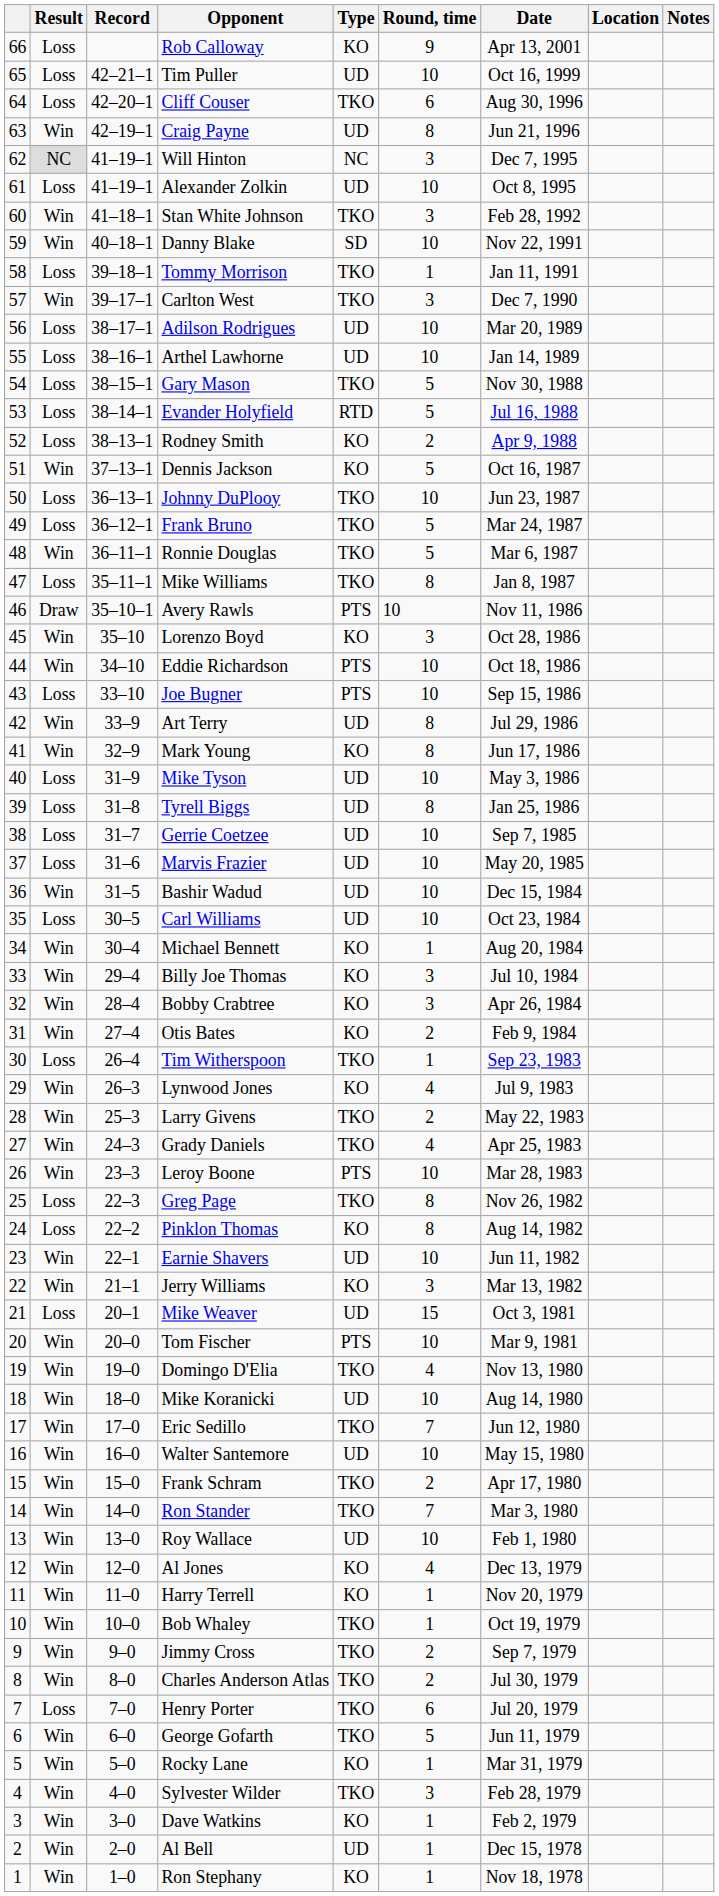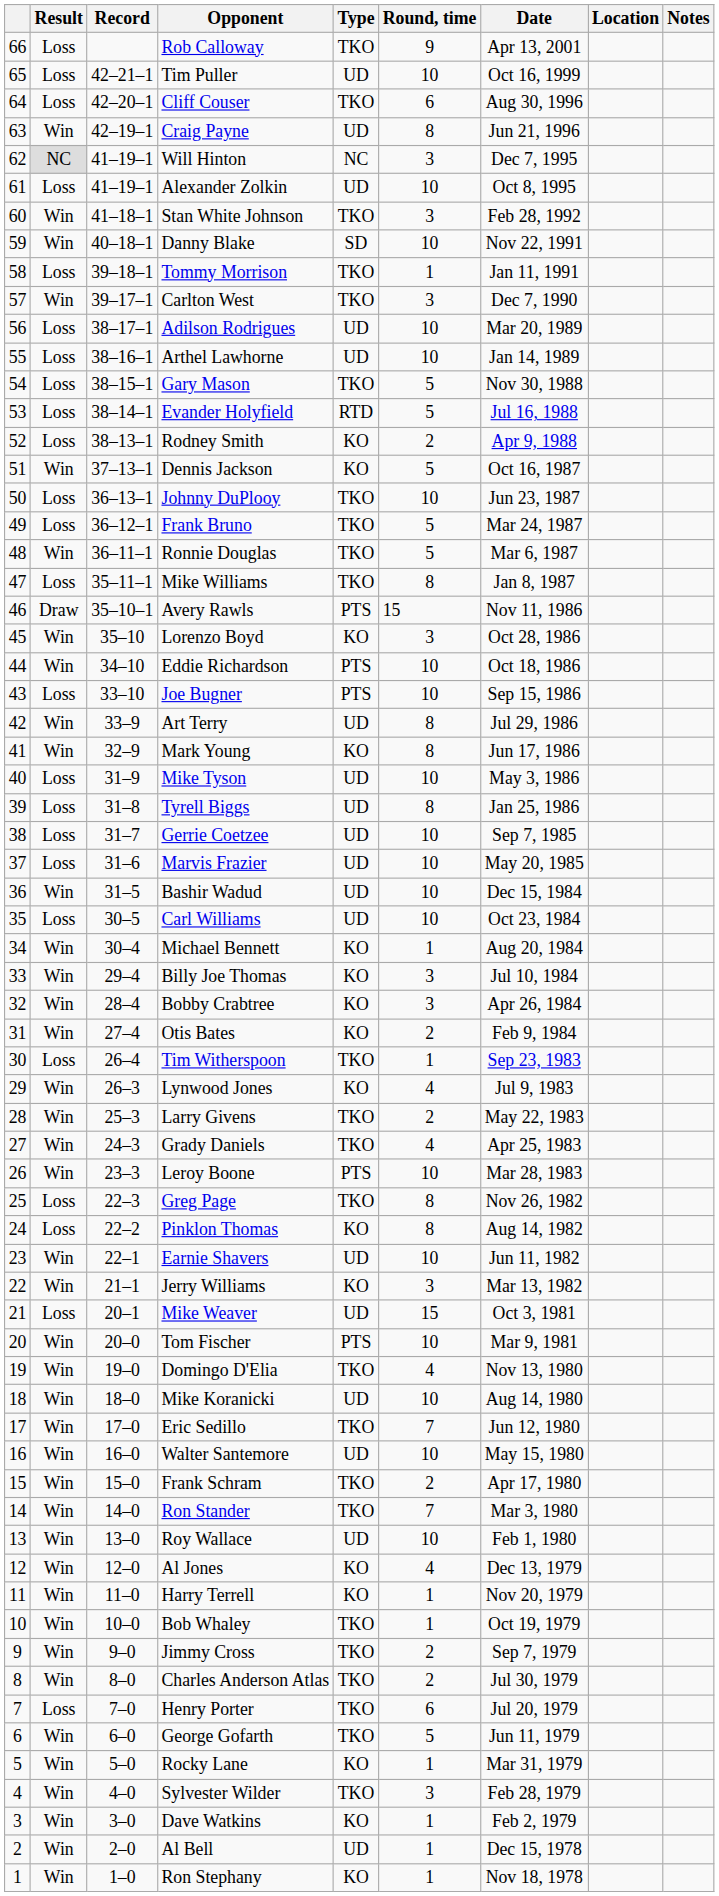(356, 46) KO -> (356, 46) TKO
(392, 610) 10 -> (392, 610) 15
